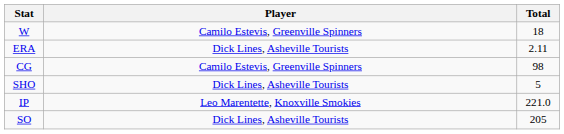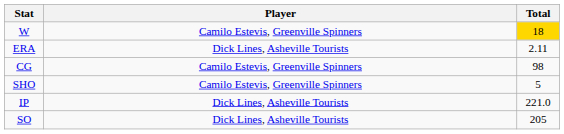(538, 31) no background -> (538, 31) gold background
(280, 84) Dick Lines, Asheville Tourists -> (280, 84) Camilo Estevis, Greenville Spinners
(280, 102) Leo Marentette, Knoxville Smokies -> (280, 102) Dick Lines, Asheville Tourists
